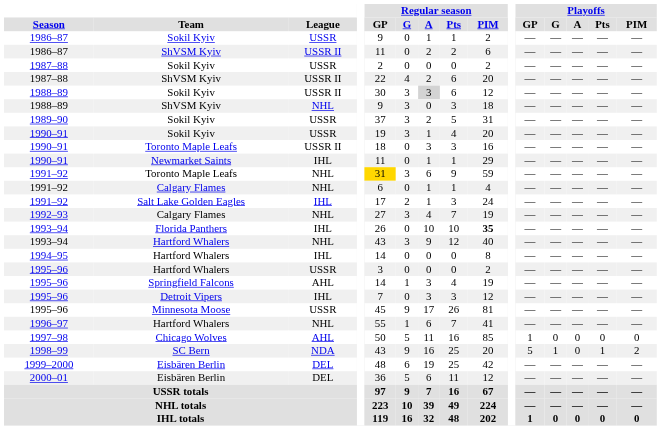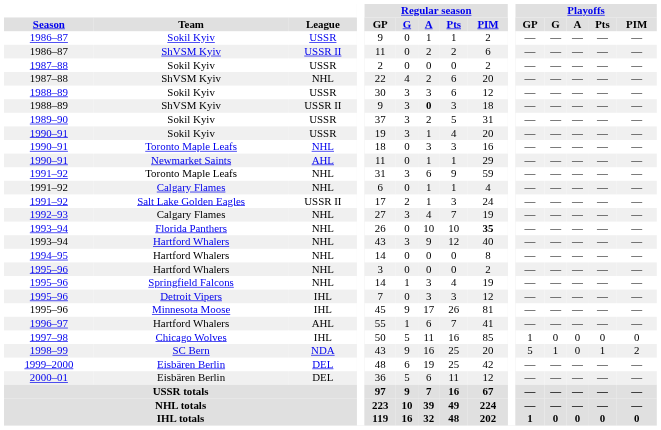(323, 78) USSR II -> (323, 78) NHL
(323, 92) USSR II -> (323, 92) USSR
(429, 92) lightgrey background -> (429, 92) no background
(323, 106) NHL -> (323, 106) USSR II
(429, 106) normal -> (429, 106) bold
(323, 146) USSR II -> (323, 146) NHL
(323, 160) IHL -> (323, 160) AHL
(380, 174) gold background -> (380, 174) no background
(323, 201) IHL -> (323, 201) USSR II
(323, 228) IHL -> (323, 228) NHL
(323, 255) IHL -> (323, 255) NHL
(323, 269) USSR -> (323, 269) NHL
(323, 282) AHL -> (323, 282) NHL
(323, 310) USSR -> (323, 310) IHL
(323, 323) NHL -> (323, 323) AHL
(323, 337) AHL -> (323, 337) IHL
